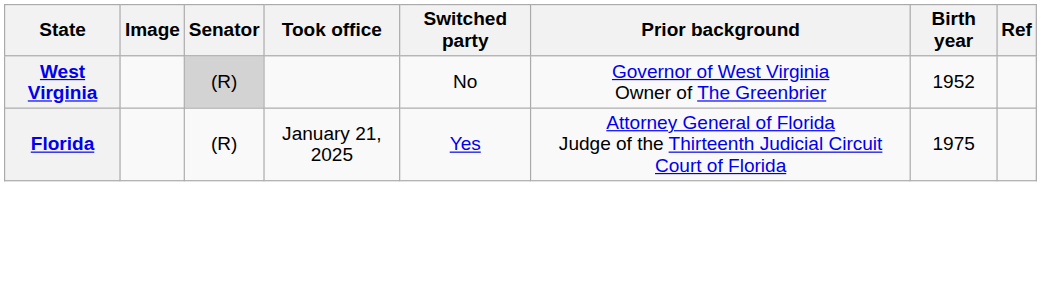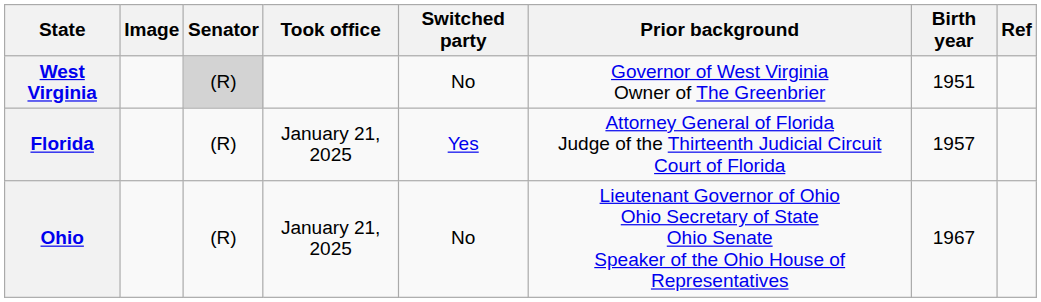(954, 81) 1952 -> (954, 81) 1951
(954, 144) 1975 -> (954, 144) 1957
+ row: (62, 238)
